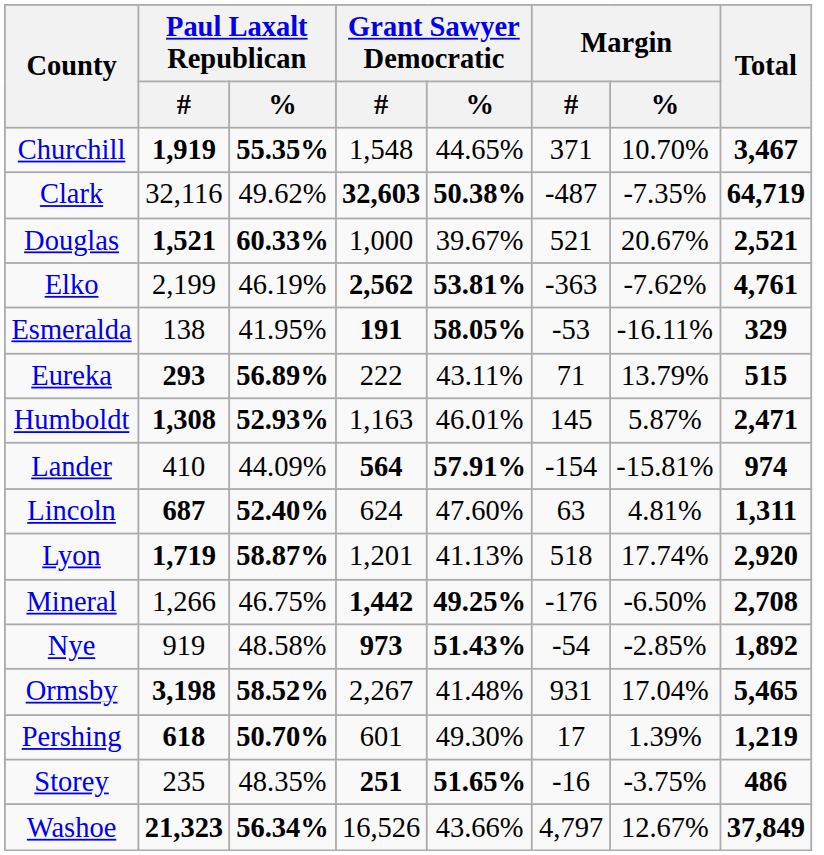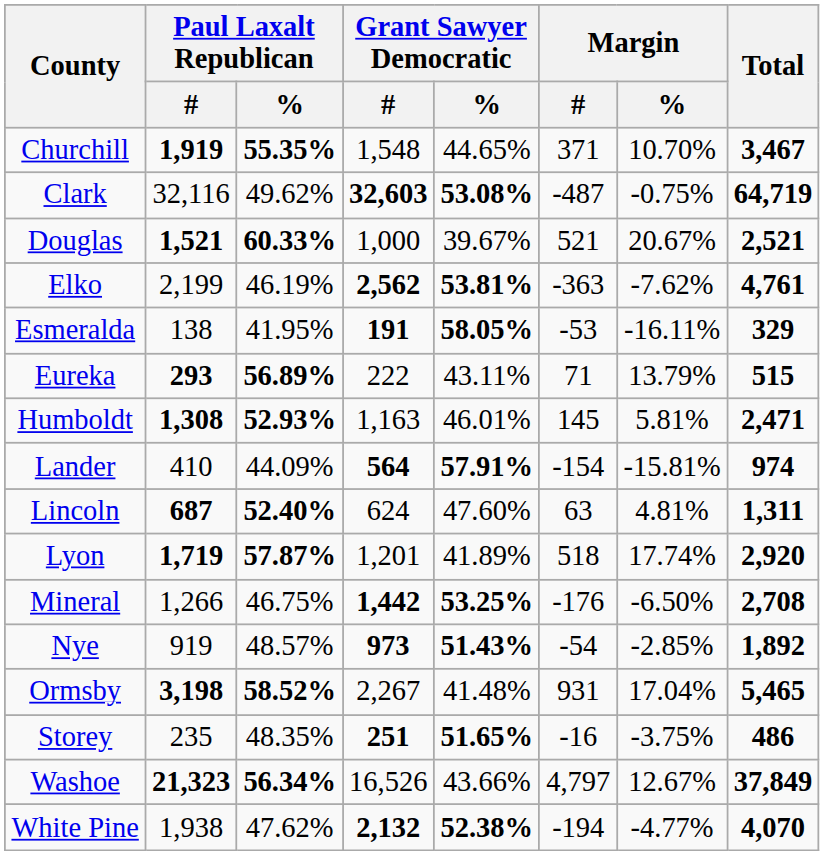(480, 194) 50.38% -> (487, 194) 53.08%
(665, 194) -7.35% -> (672, 194) -0.75%
(665, 420) 5.87% -> (672, 420) 5.81%
(283, 555) 58.87% -> (290, 555) 57.87%
(480, 555) 41.13% -> (487, 555) 41.89%
(480, 601) 49.25% -> (487, 601) 53.25%
(283, 646) 48.58% -> (290, 646) 48.57%
- row: (72, 736)
+ row: (75, 826)
